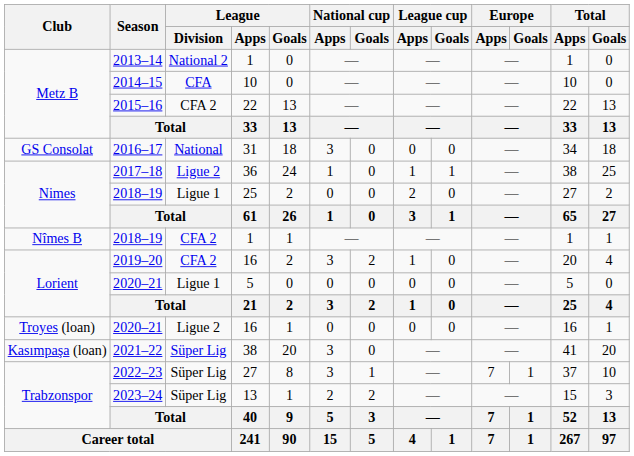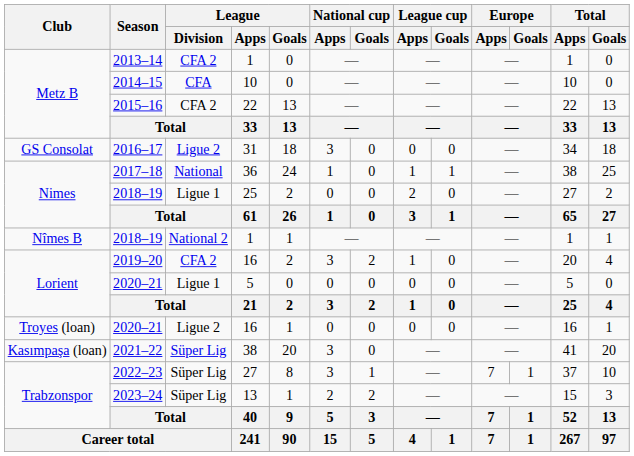(198, 60) National 2 -> (198, 60) CFA 2
(198, 149) National -> (198, 149) Ligue 2
(198, 171) Ligue 2 -> (198, 171) National
(198, 238) CFA 2 -> (198, 238) National 2
